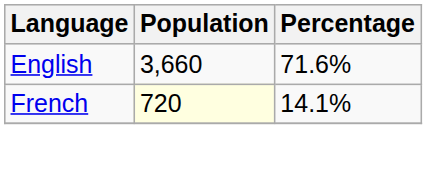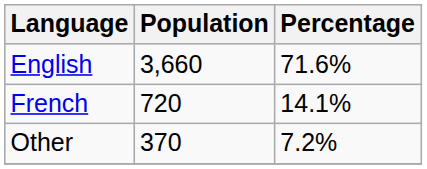(161, 103) lightyellow background -> (161, 103) no background
+ row: (42, 143)
